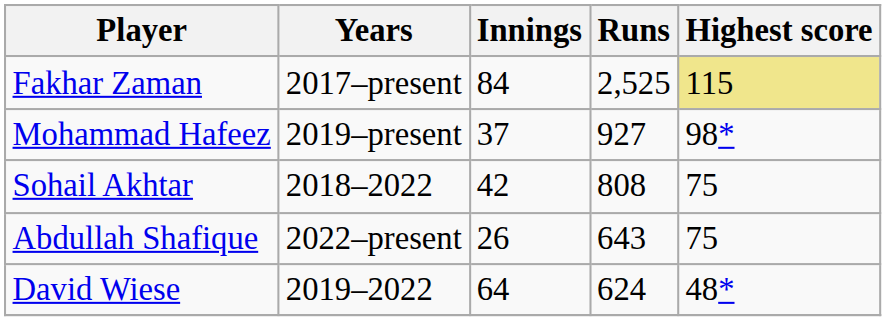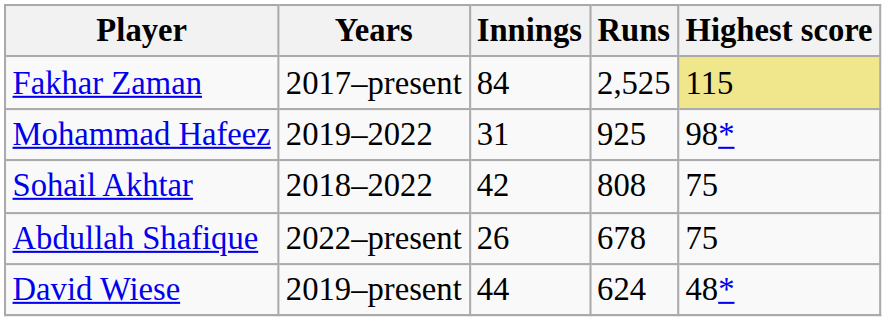(374, 133) 2019–present -> (359, 133) 2019–2022
(493, 133) 37 -> (493, 133) 31
(622, 133) 927 -> (622, 133) 925
(622, 237) 643 -> (622, 237) 678
(359, 289) 2019–2022 -> (374, 289) 2019–present
(493, 289) 64 -> (493, 289) 44
